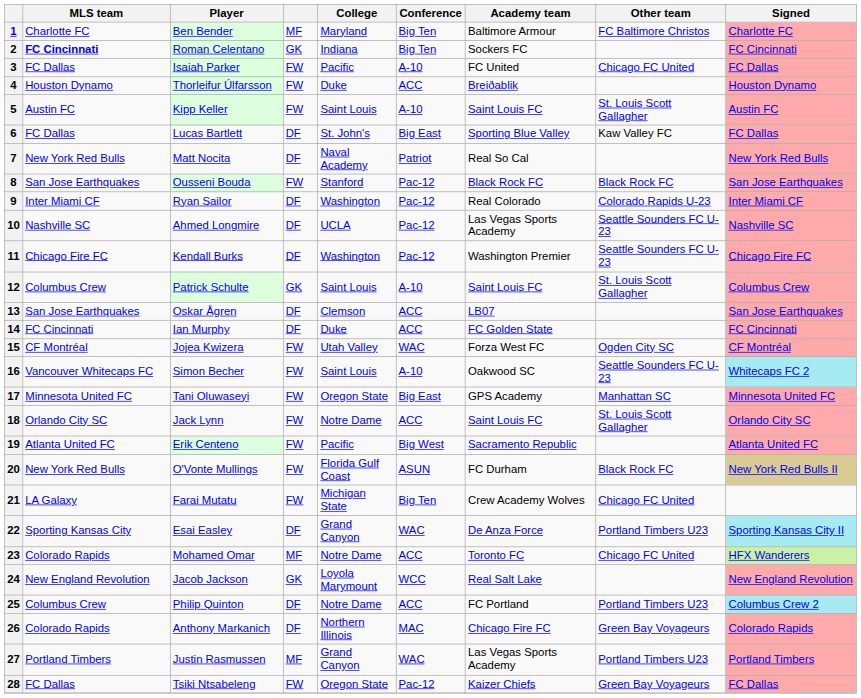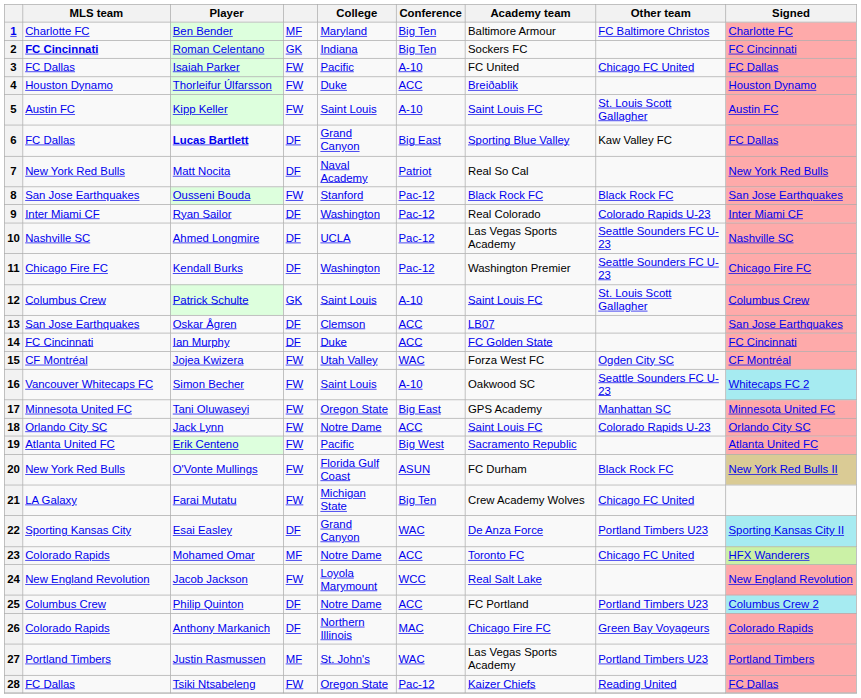(208, 134) normal -> (211, 140) bold
(345, 134) St. John's -> (340, 140) Grand Canyon
(635, 420) St. Louis Scott Gallagher -> (654, 427) Colorado Rapids U-23
(294, 580) GK -> (295, 580) FW
(340, 659) Grand Canyon -> (345, 659) St. John's
(654, 684) Green Bay Voyageurs -> (637, 684) Reading United
